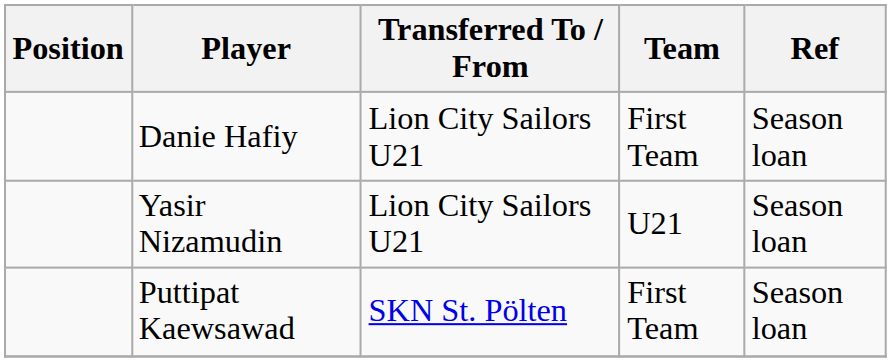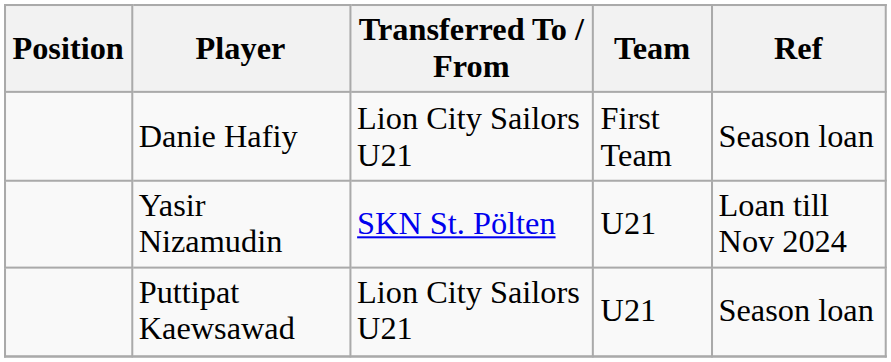(480, 223) Lion City Sailors U21 -> (456, 223) SKN St. Pölten
(797, 223) Season loan -> (783, 223) Loan till Nov 2024
(468, 311) SKN St. Pölten -> (468, 311) Lion City Sailors U21
(663, 311) First Team -> (628, 311) U21
